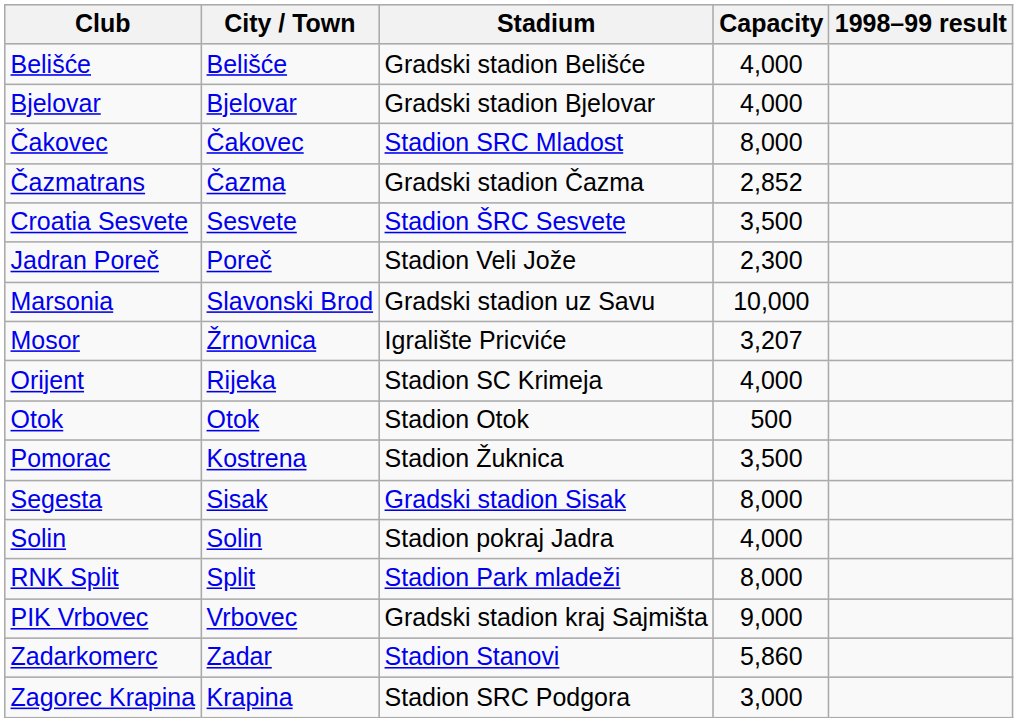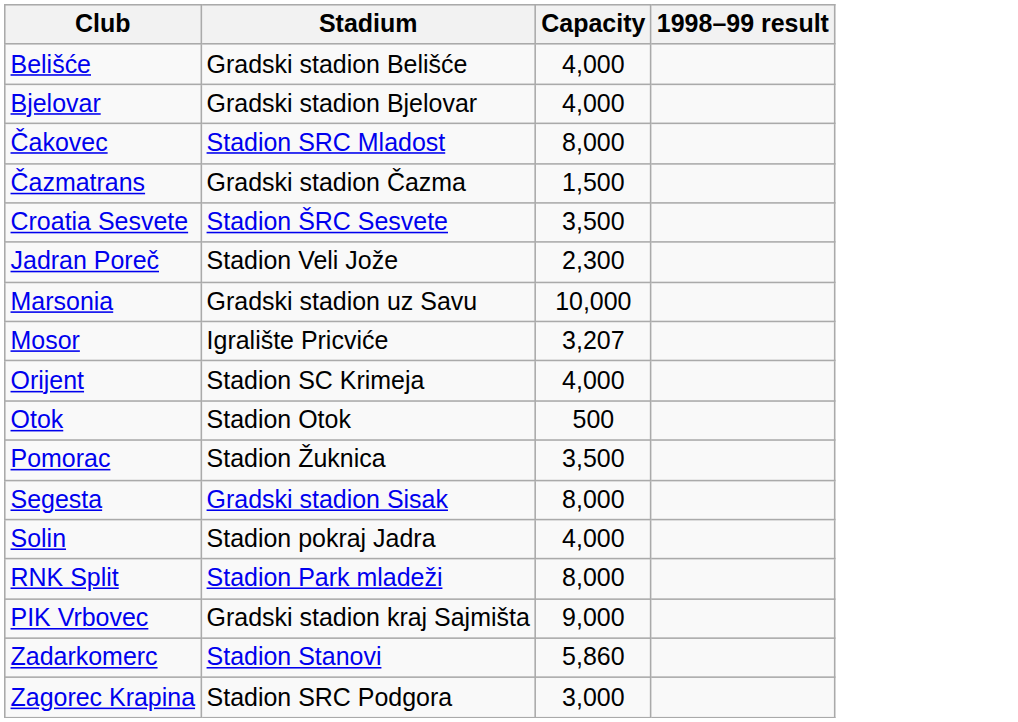- column: (290, 24)
(771, 182) 2,852 -> (593, 182) 1,500
